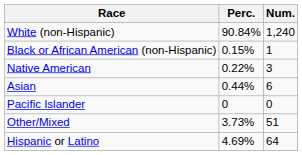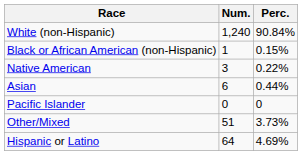columns swapped: (280, 13) <-> (241, 13)
